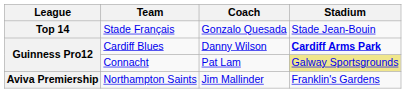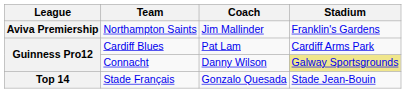rows swapped: (150, 79) <-> (139, 29)
(234, 46) Danny Wilson -> (221, 46) Pat Lam
(336, 46) bold -> (333, 46) normal
(221, 63) Pat Lam -> (234, 63) Danny Wilson
